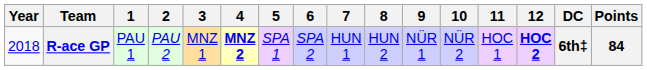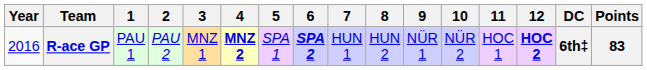(24, 46) 2018 -> (24, 46) 2016
(310, 46) normal -> (311, 46) bold
(616, 46) 84 -> (617, 46) 83
